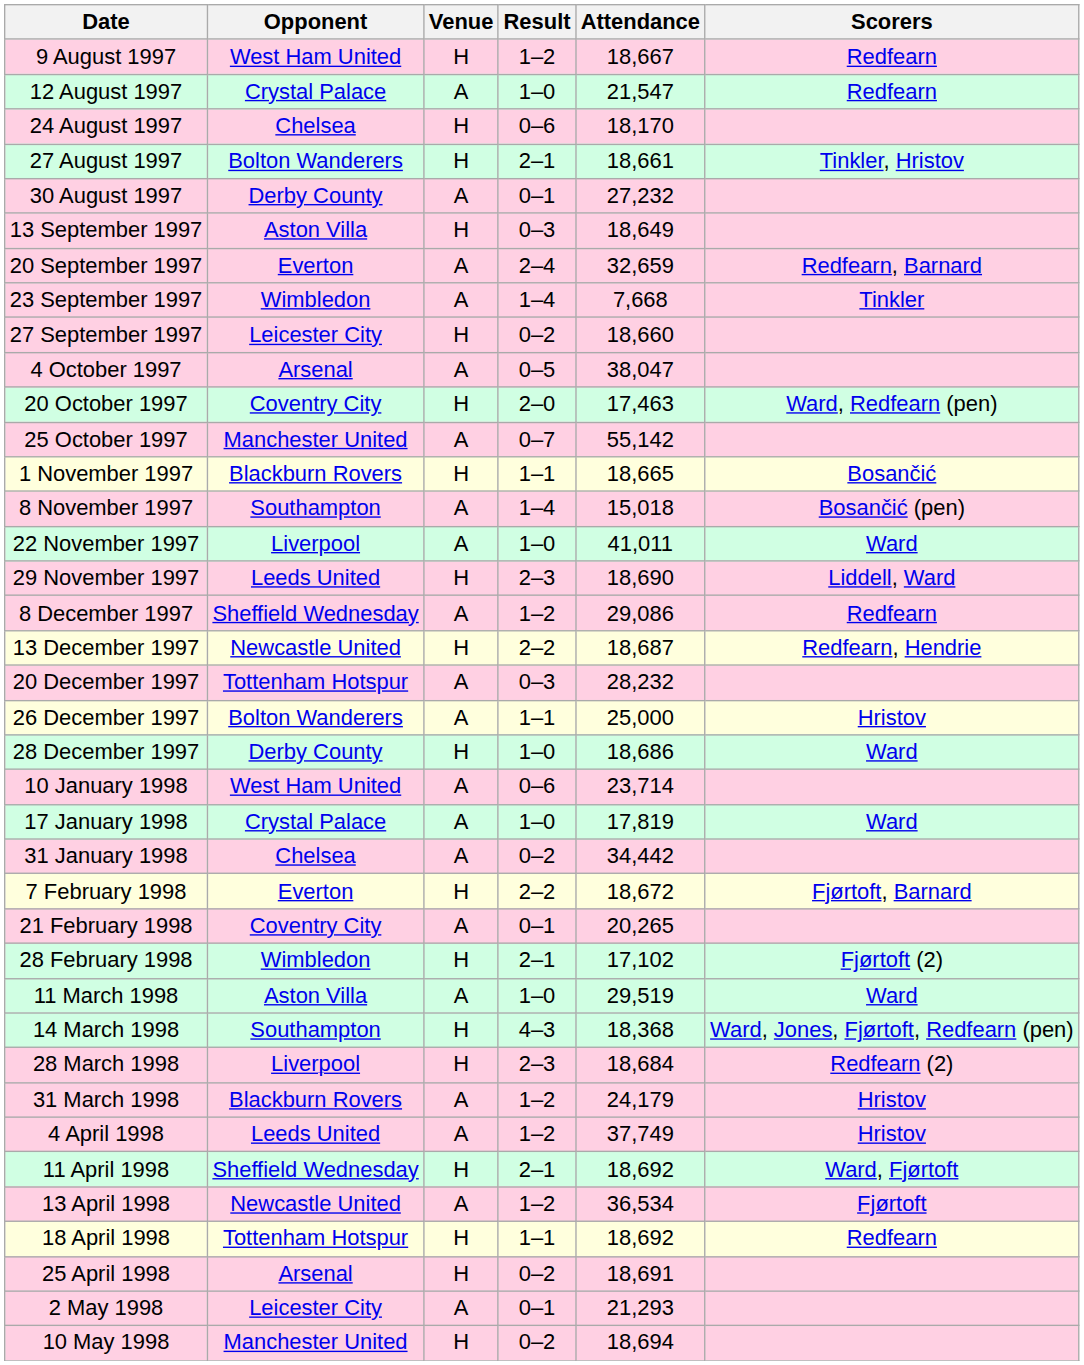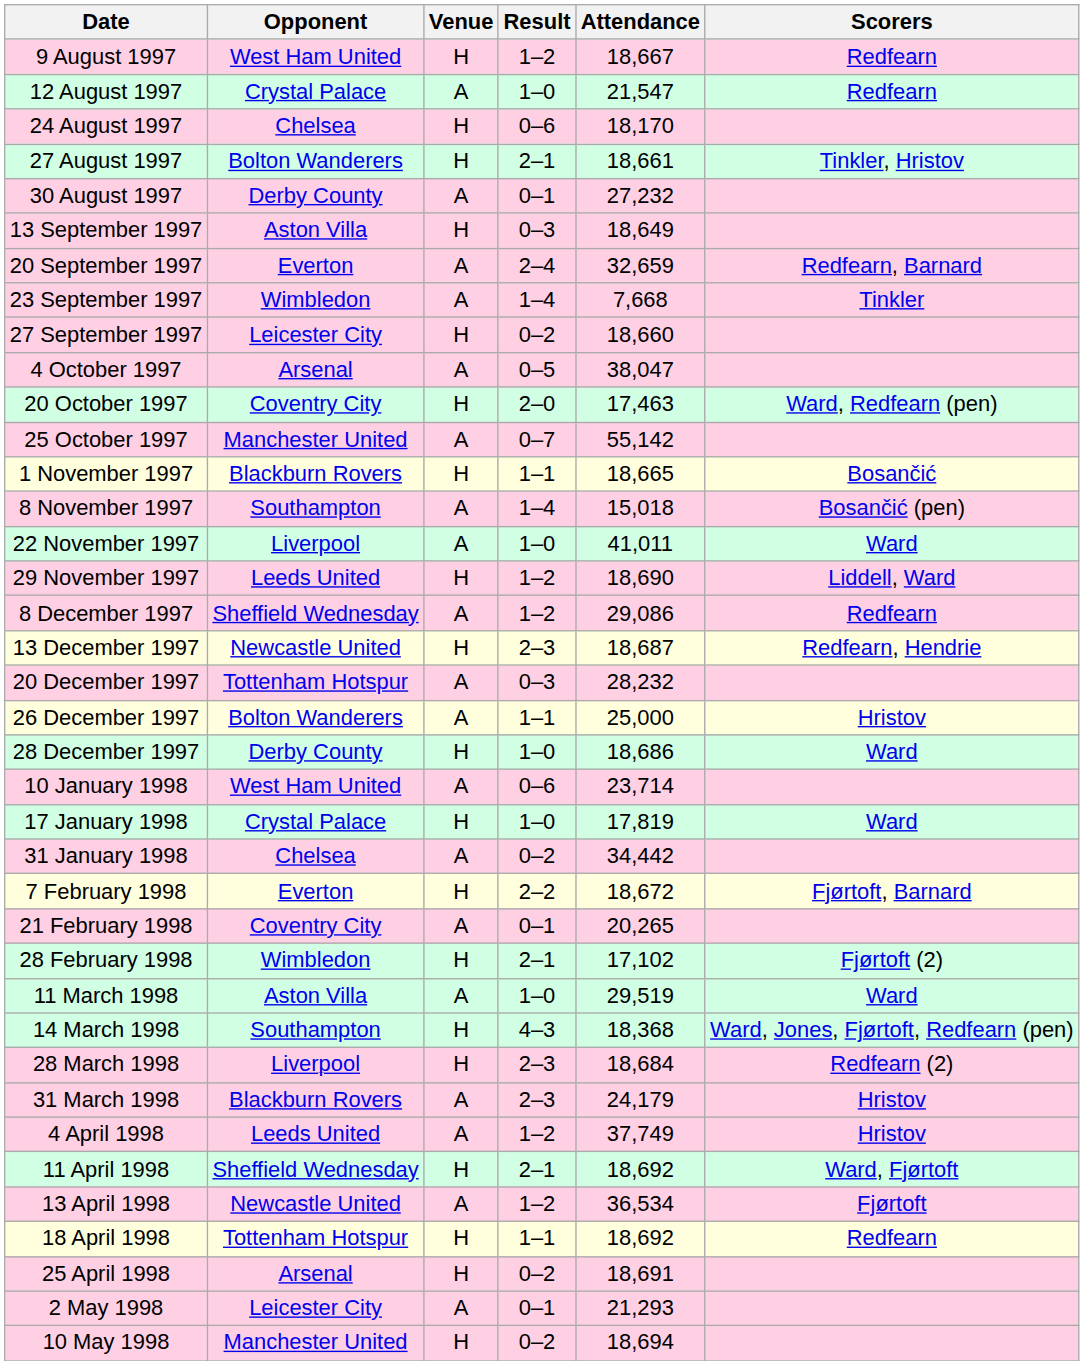(537, 578) 2–3 -> (537, 578) 1–2
(537, 647) 2–2 -> (537, 647) 2–3
(461, 821) A -> (461, 821) H
(537, 1099) 1–2 -> (537, 1099) 2–3
